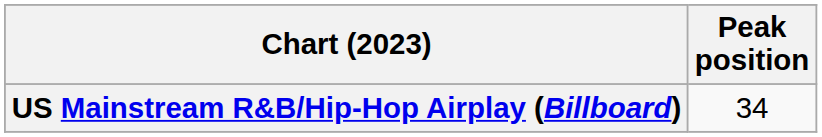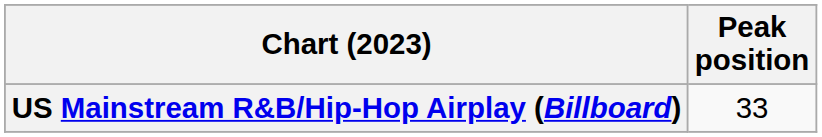(752, 107) 34 -> (752, 107) 33
